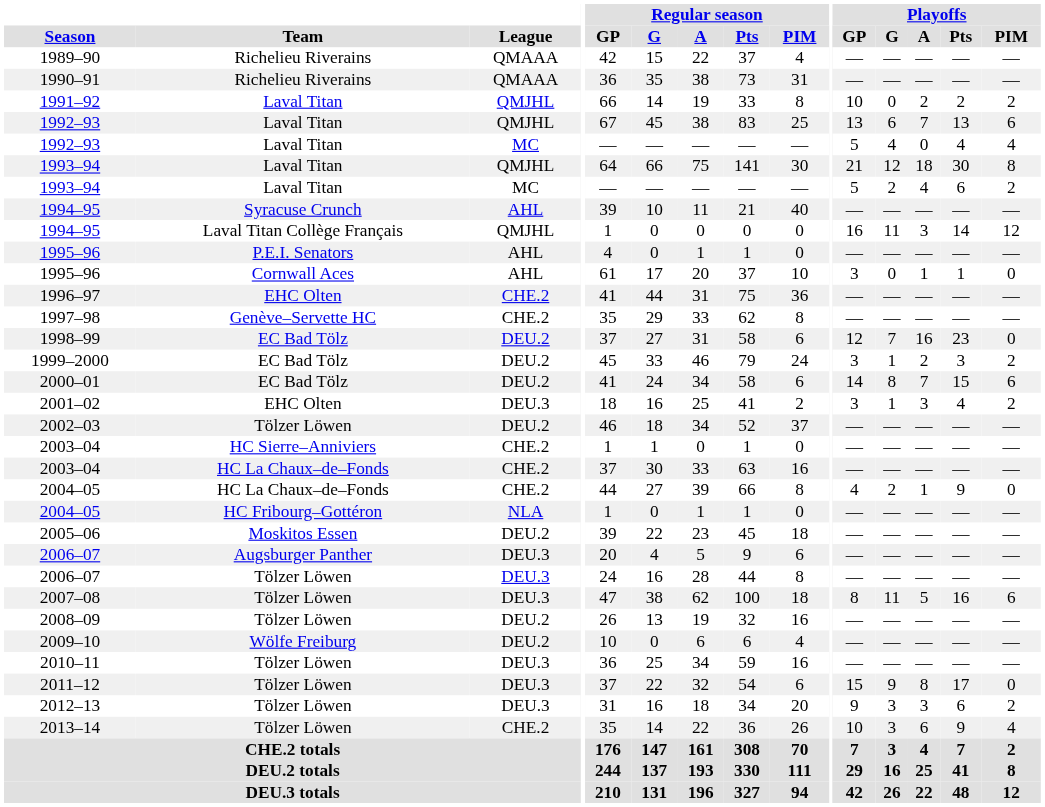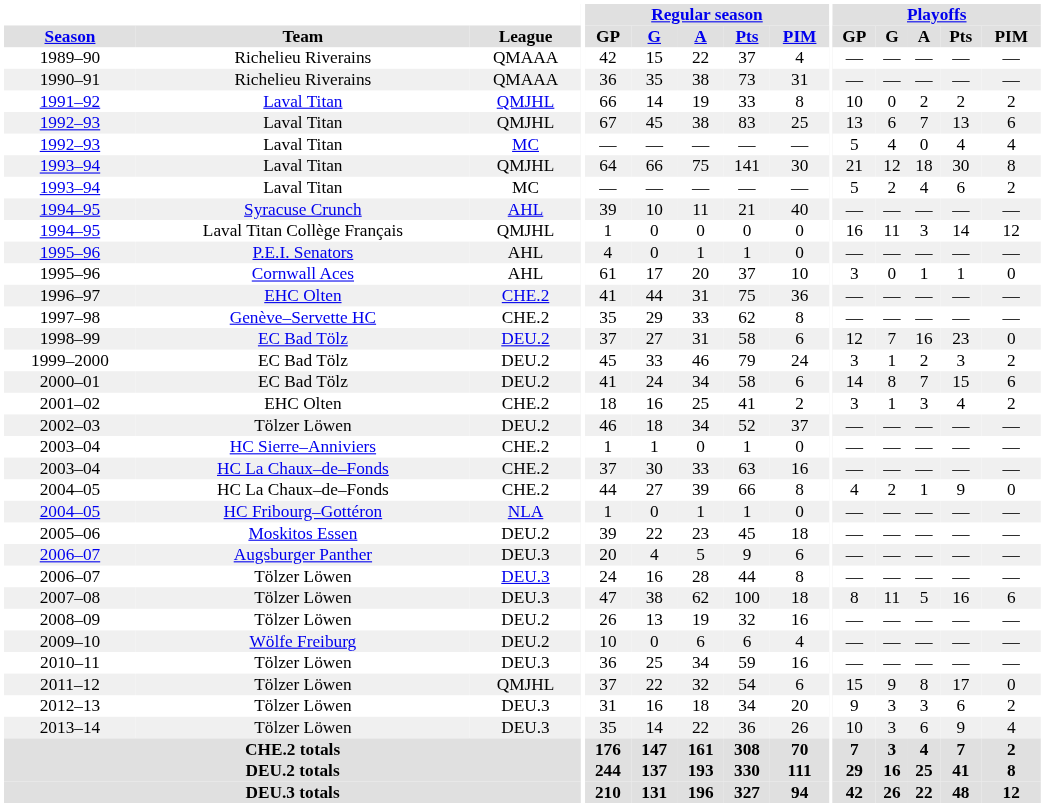(526, 403) DEU.3 -> (526, 403) CHE.2
(526, 684) DEU.3 -> (526, 684) QMJHL
(526, 727) CHE.2 -> (526, 727) DEU.3
